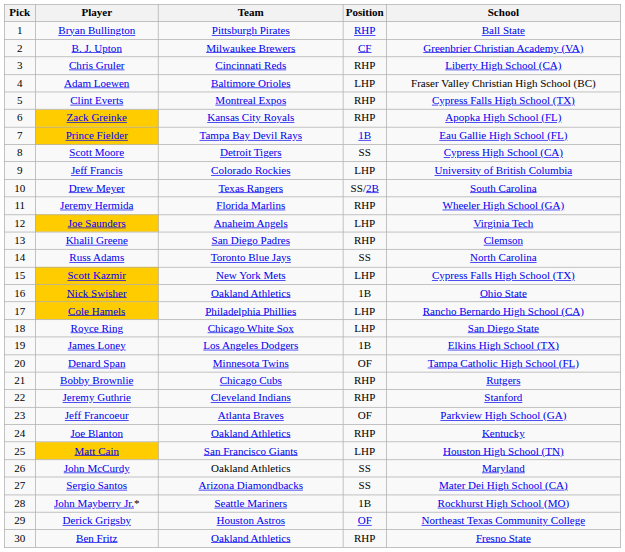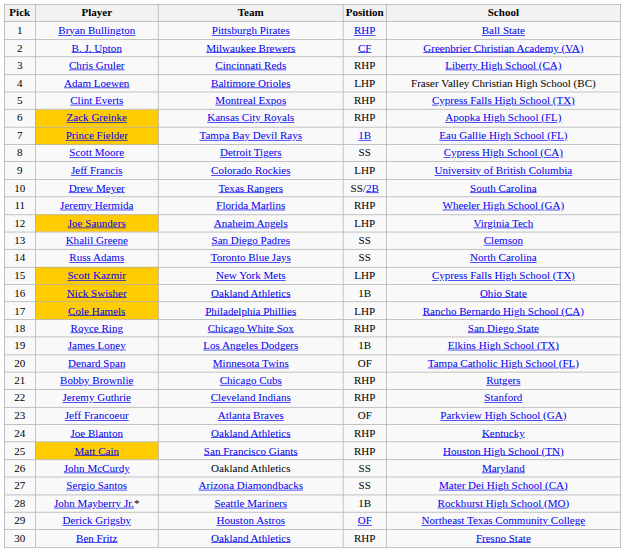(365, 240) RHP -> (365, 240) SS
(365, 328) LHP -> (365, 328) RHP
(365, 450) LHP -> (365, 450) RHP
